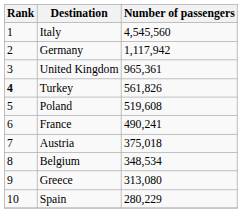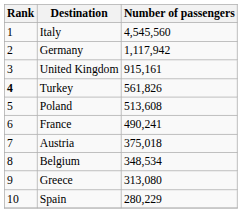(143, 69) 965,361 -> (143, 69) 915,161
(143, 106) 519,608 -> (143, 106) 513,608
